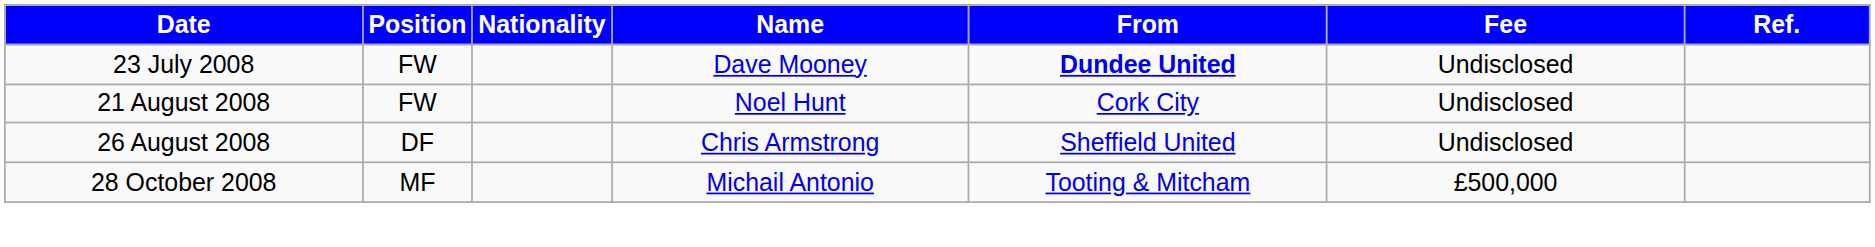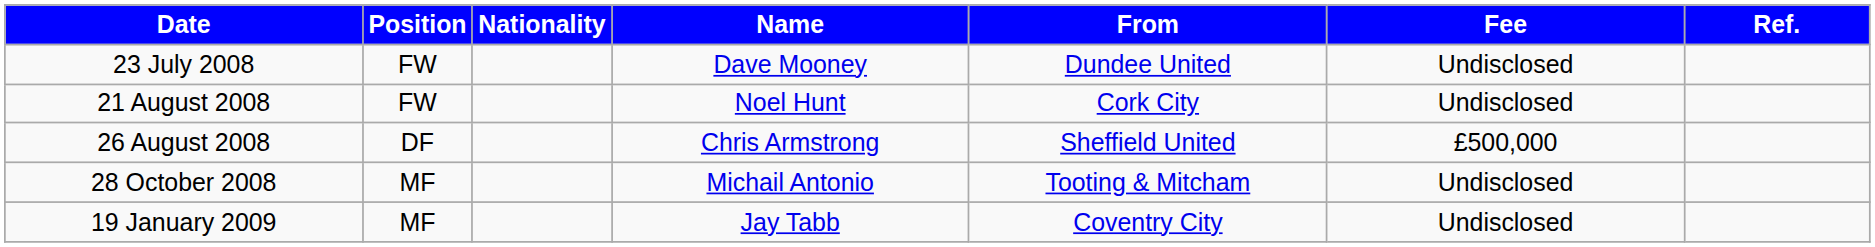(1148, 64) bold -> (1148, 64) normal
(1506, 143) Undisclosed -> (1506, 143) £500,000
(1506, 182) £500,000 -> (1506, 182) Undisclosed
+ row: (184, 222)
